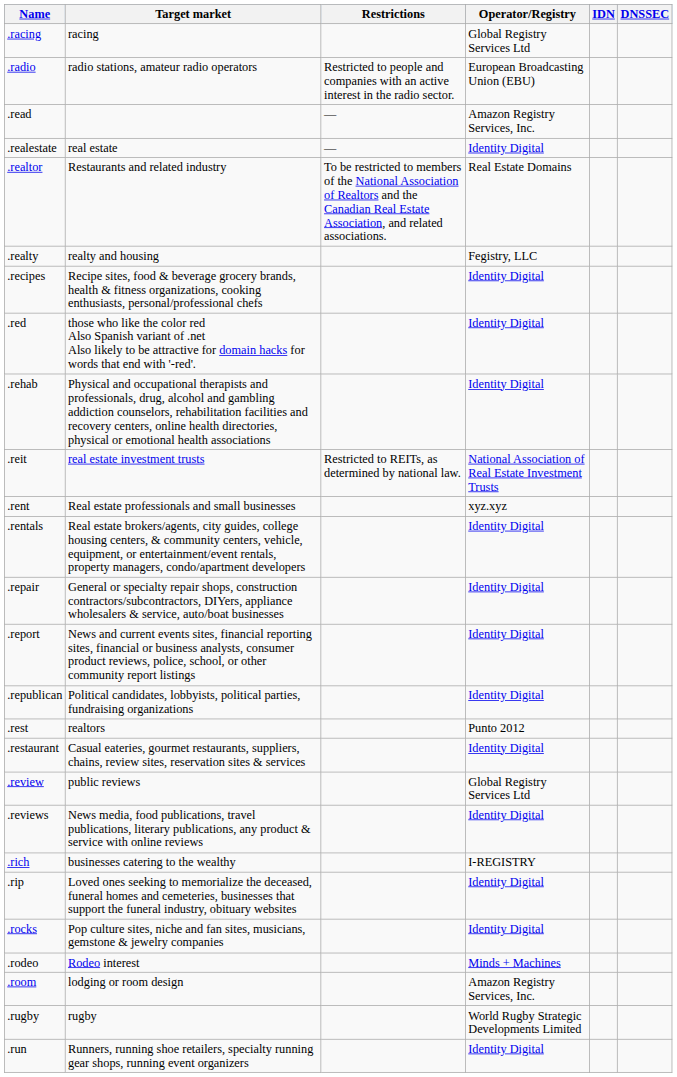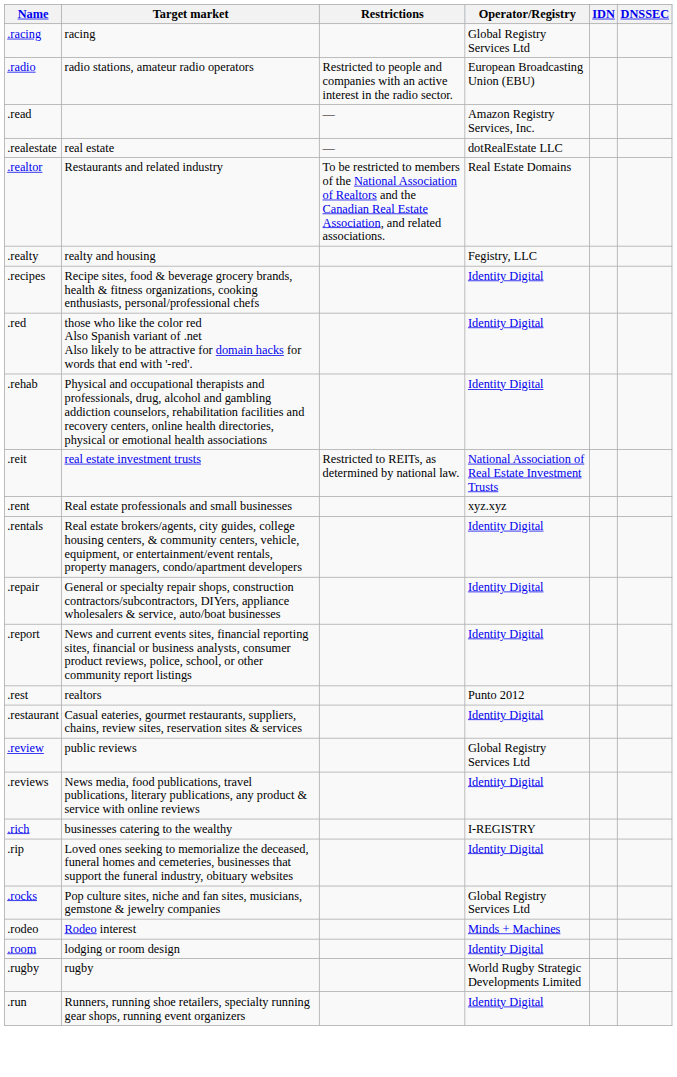(506, 147) Identity Digital -> (515, 147) dotRealEstate LLC
- row: (35, 695)
(506, 929) Identity Digital -> (507, 902) Global Registry Services Ltd
(512, 989) Amazon Registry Services, Inc. -> (506, 948) Identity Digital
